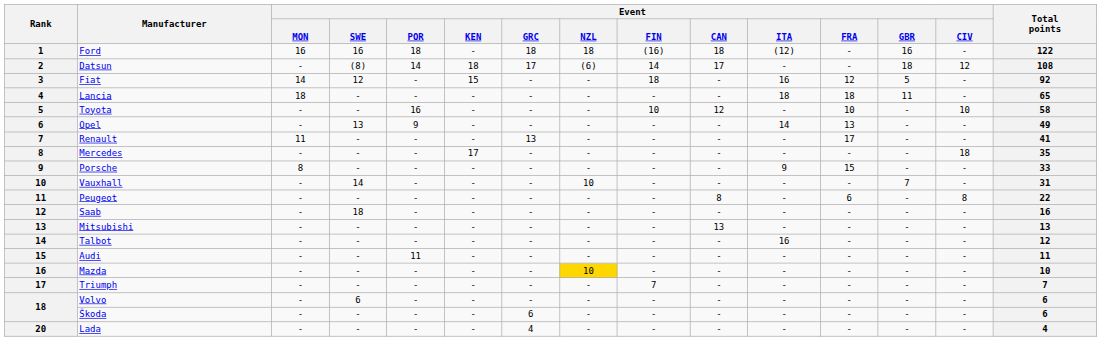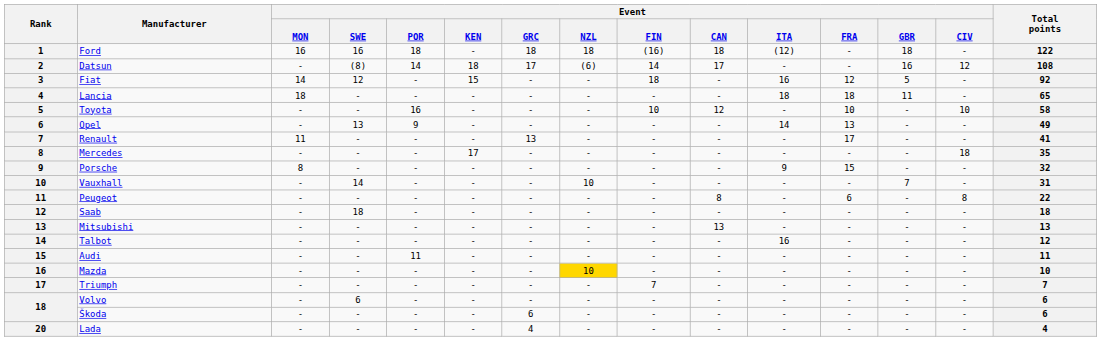(907, 51) 16 -> (907, 51) 18
(907, 66) 18 -> (907, 66) 16
(1045, 168) 33 -> (1045, 168) 32
(1045, 212) 16 -> (1045, 212) 18
